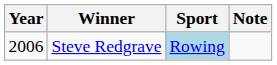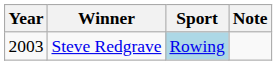(26, 45) 2006 -> (26, 45) 2003
